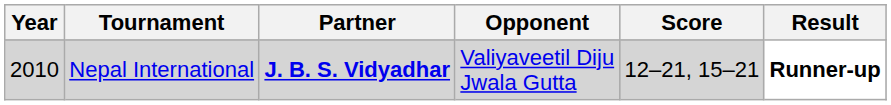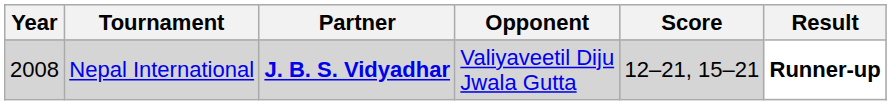(34, 70) 2010 -> (34, 70) 2008
